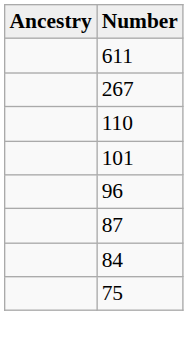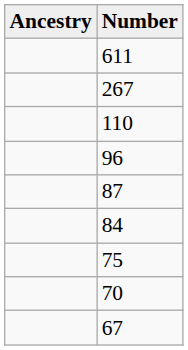- row: (118, 157)
+ row: (112, 293)
+ row: (112, 327)
